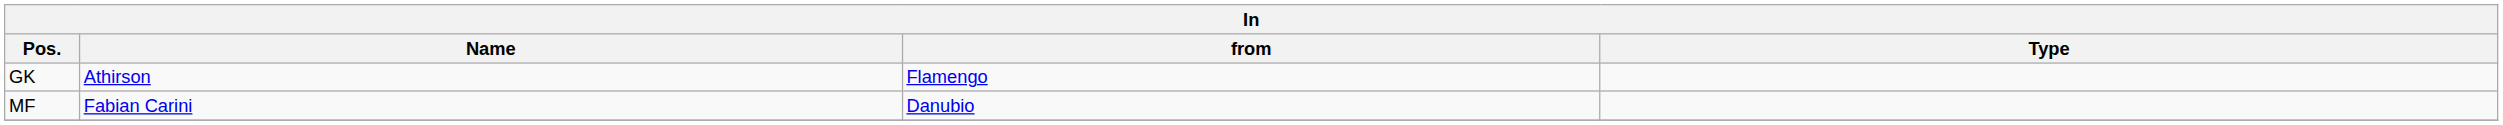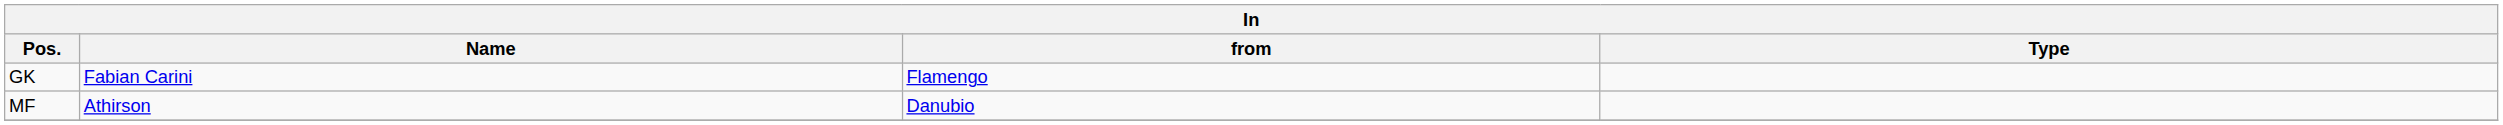(117, 77) Athirson -> (138, 77) Fabian Carini
(138, 106) Fabian Carini -> (117, 106) Athirson
